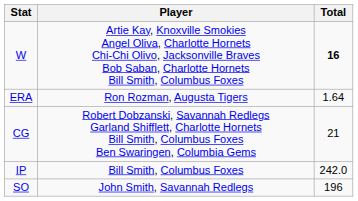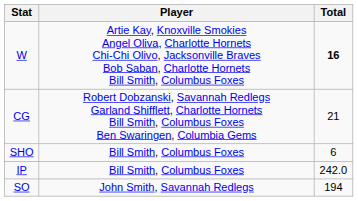- row: (21, 97)
+ row: (22, 152)
(333, 187) 196 -> (333, 187) 194
